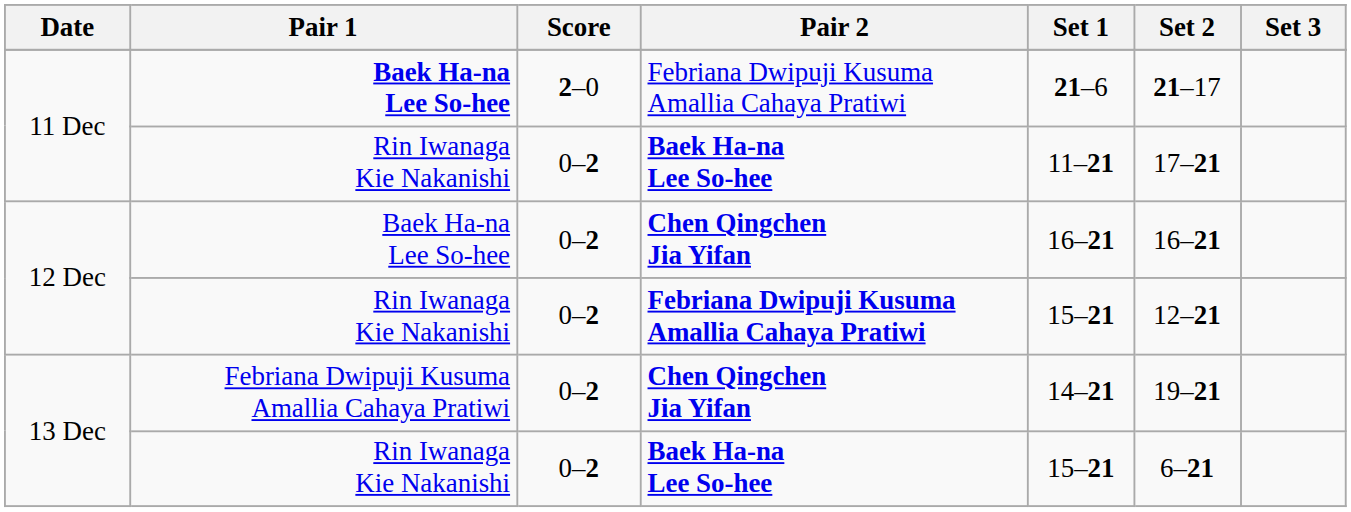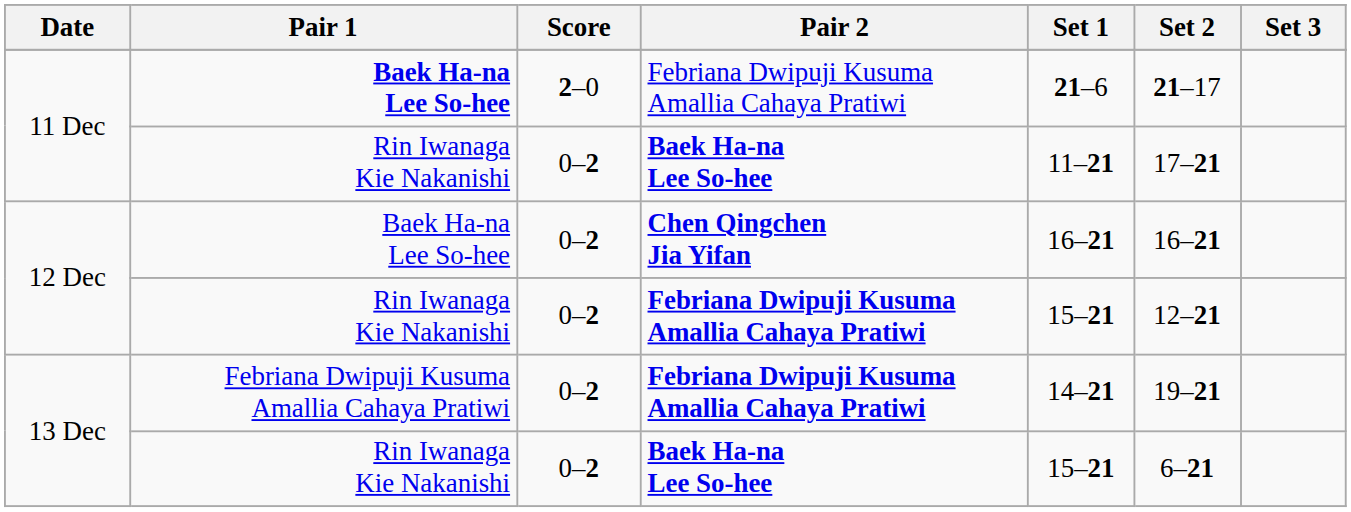(737, 392) Chen Qingchen Jia Yifan -> (802, 392) Febriana Dwipuji Kusuma Amallia Cahaya Pratiwi
